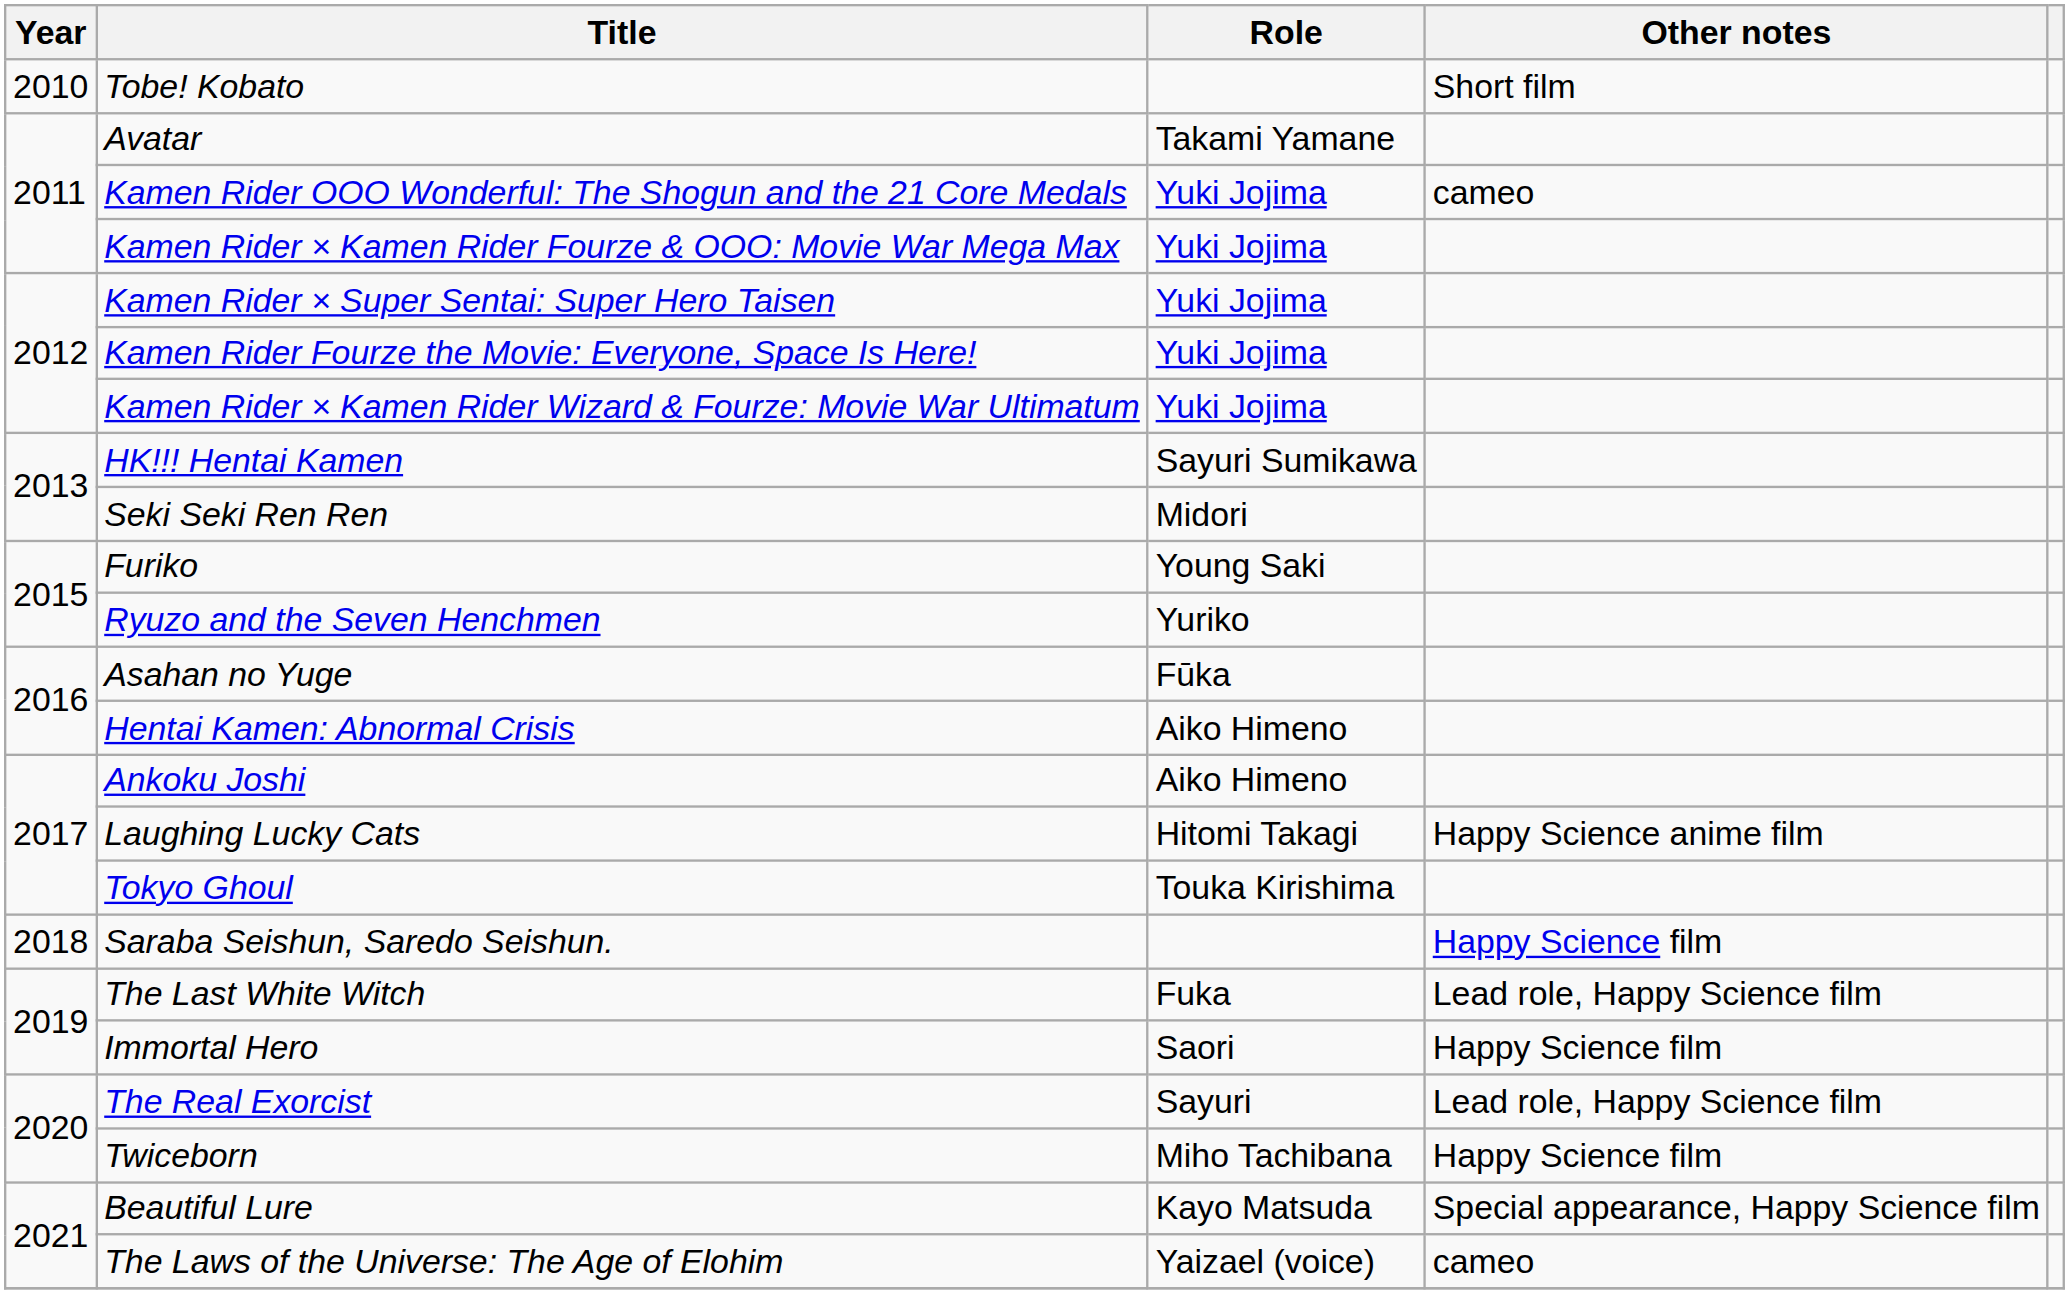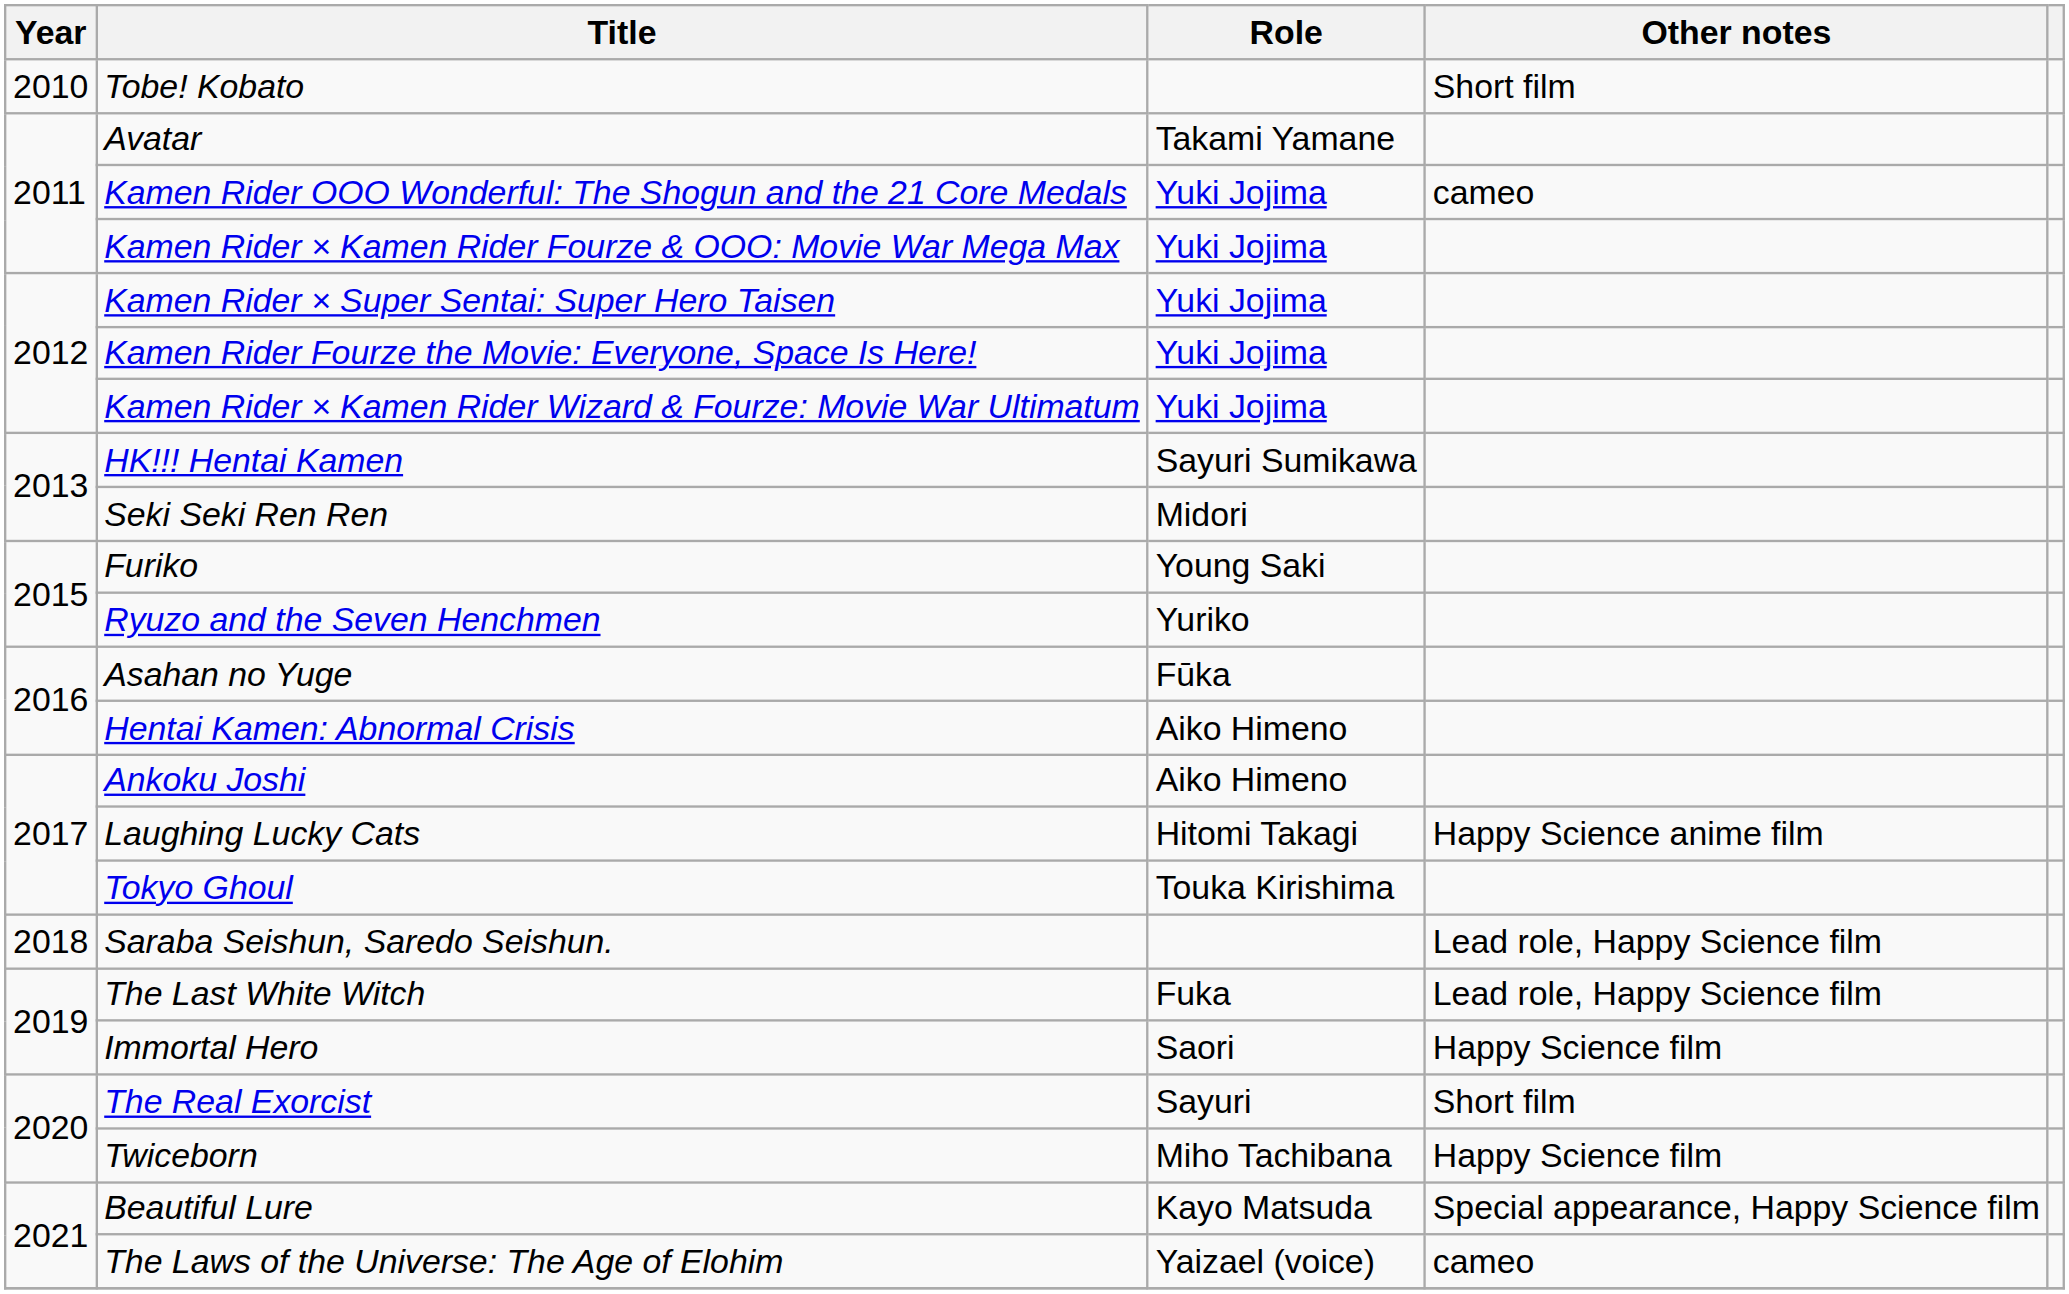(1578, 941) Happy Science film -> (1657, 941) Lead role, Happy Science film
(1657, 1102) Lead role, Happy Science film -> (1504, 1102) Short film
